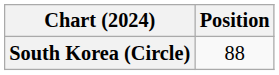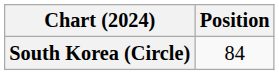(235, 52) 88 -> (235, 52) 84
